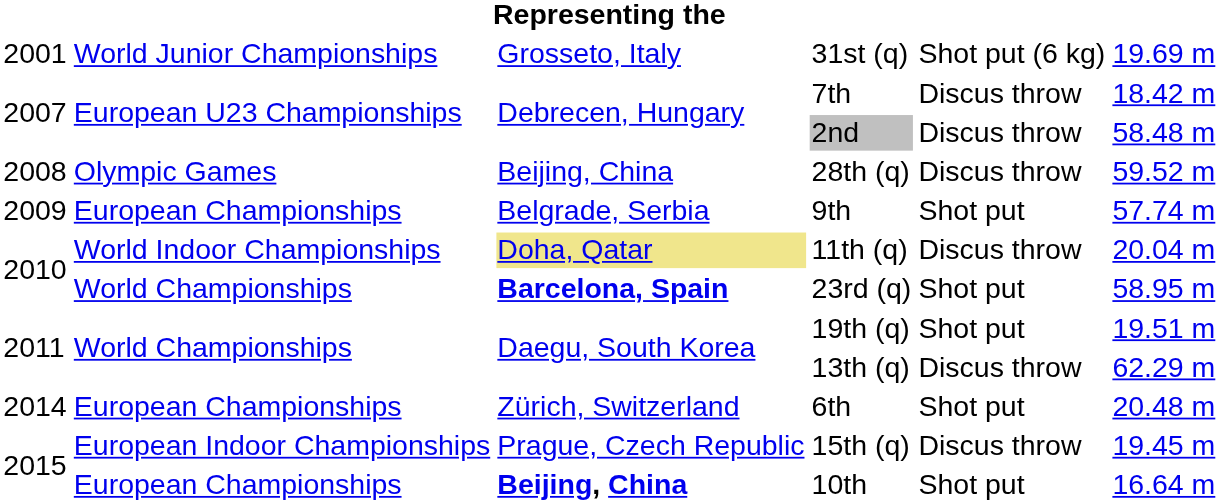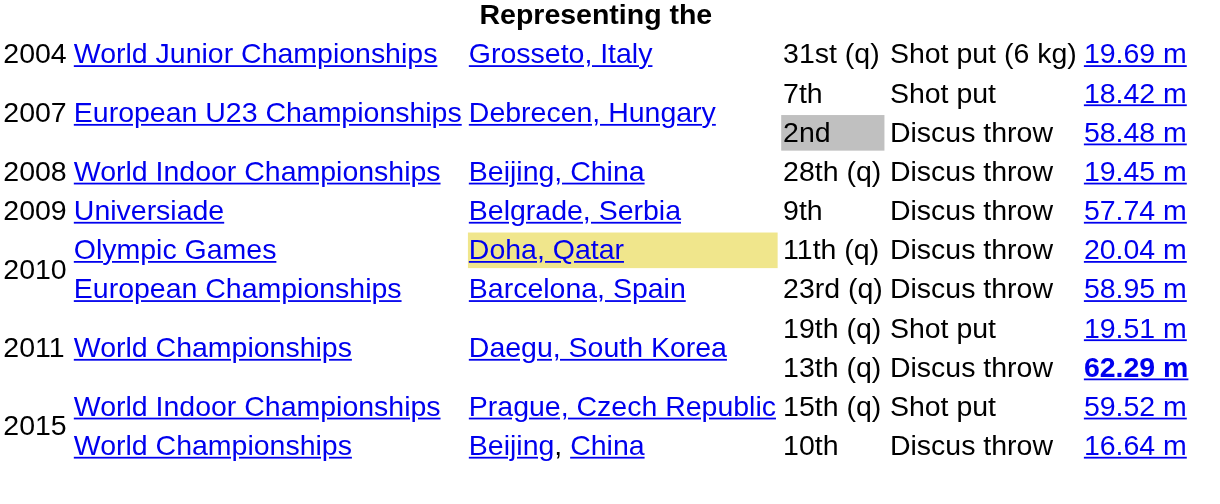(35, 54) 2001 -> (35, 54) 2004
(1000, 93) Discus throw -> (943, 93) Shot put
(175, 171) Olympic Games -> (257, 171) World Indoor Championships
(1164, 171) 59.52 m -> (1135, 171) 19.45 m
(238, 210) European Championships -> (149, 210) Universiade
(972, 210) Shot put -> (971, 210) Discus throw
(257, 249) World Indoor Championships -> (175, 249) Olympic Games
(213, 289) World Championships -> (238, 289) European Championships
(613, 289) bold -> (577, 289) normal
(972, 289) Shot put -> (971, 289) Discus throw
(1164, 367) normal -> (1136, 367) bold
- row: (831, 406)
(282, 445) European Indoor Championships -> (257, 406) World Indoor Championships
(1000, 445) Discus throw -> (943, 406) Shot put
(1164, 445) 19.45 m -> (1135, 406) 59.52 m
(238, 484) European Championships -> (213, 445) World Championships
(592, 484) bold -> (557, 445) normal
(972, 484) Shot put -> (971, 445) Discus throw
